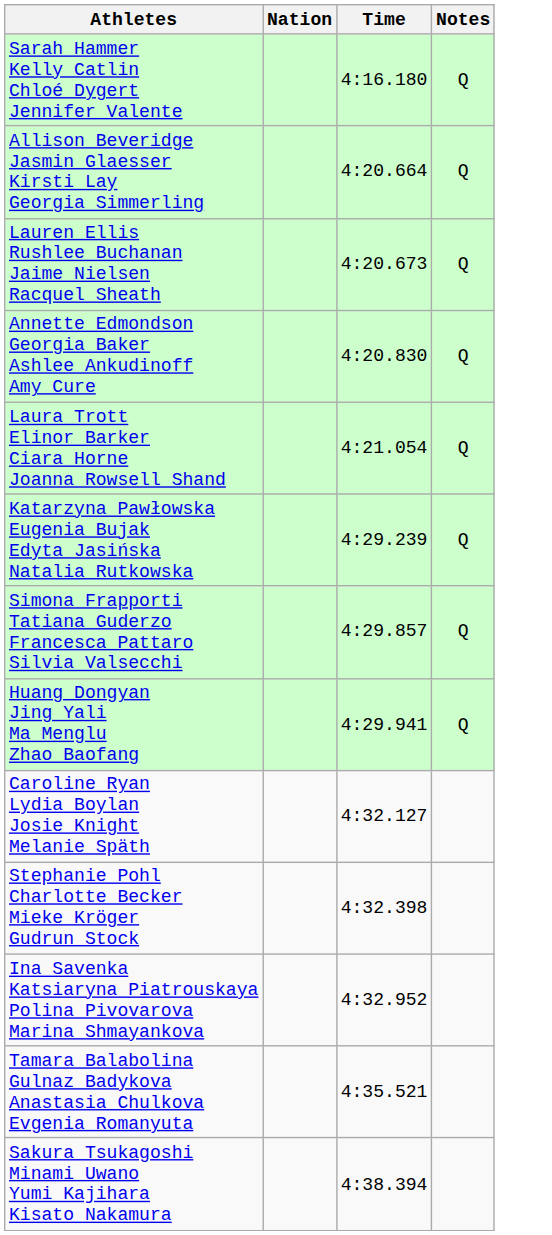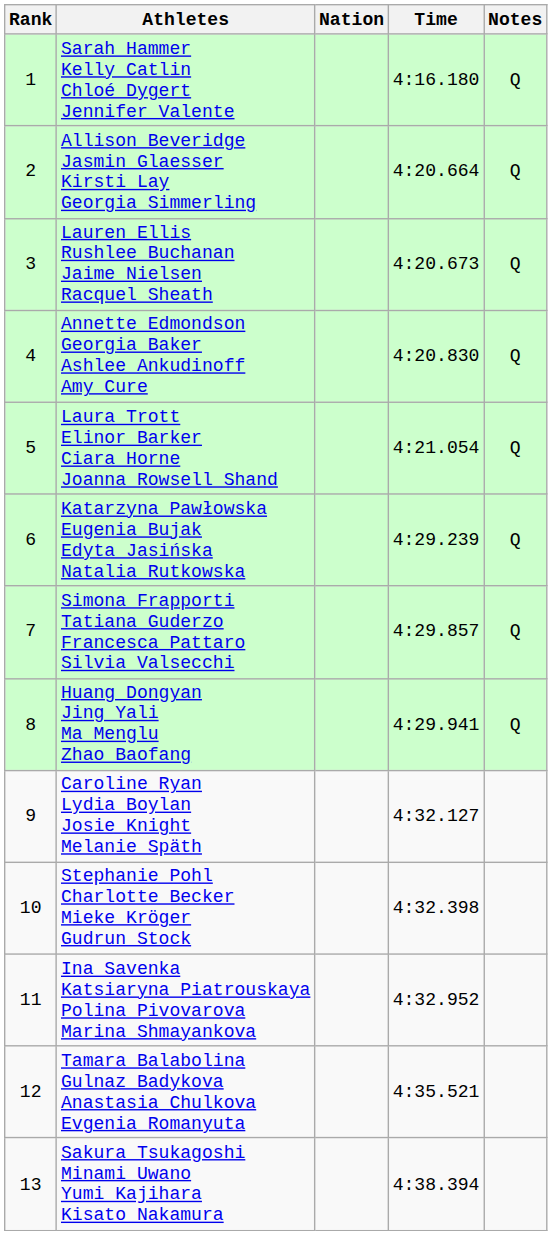+ column: (31, 19)
